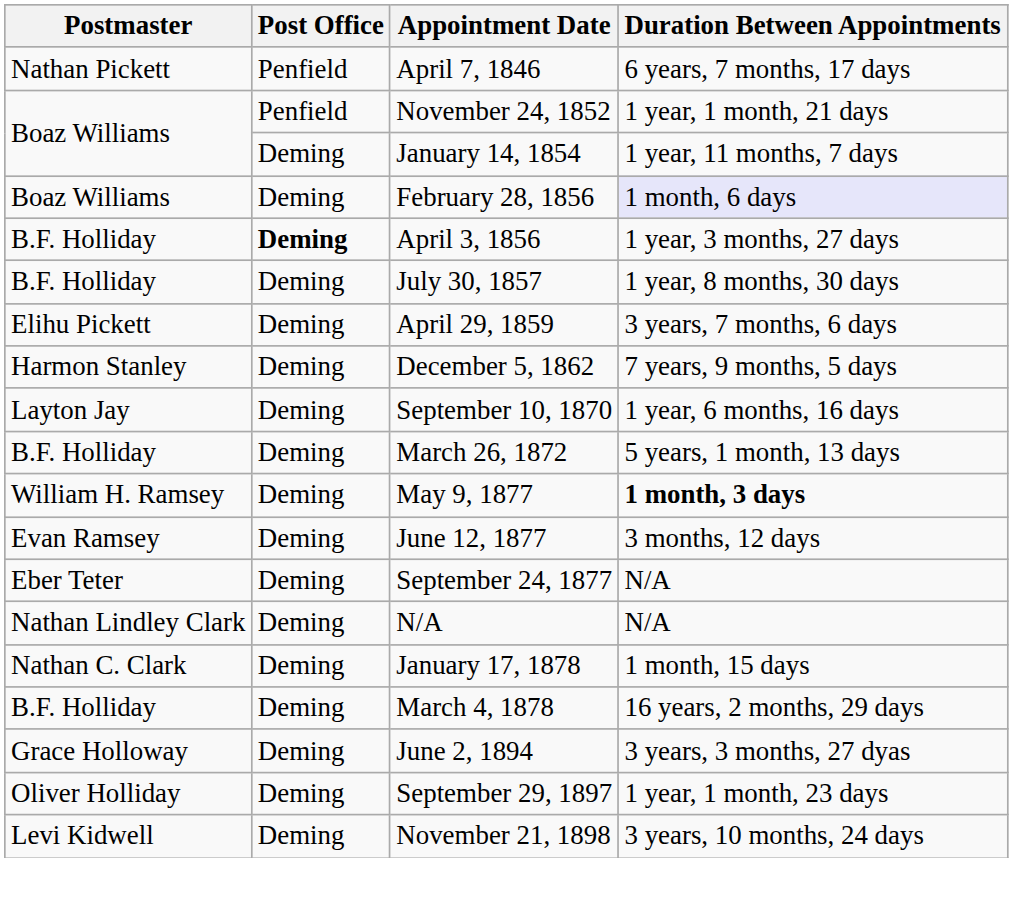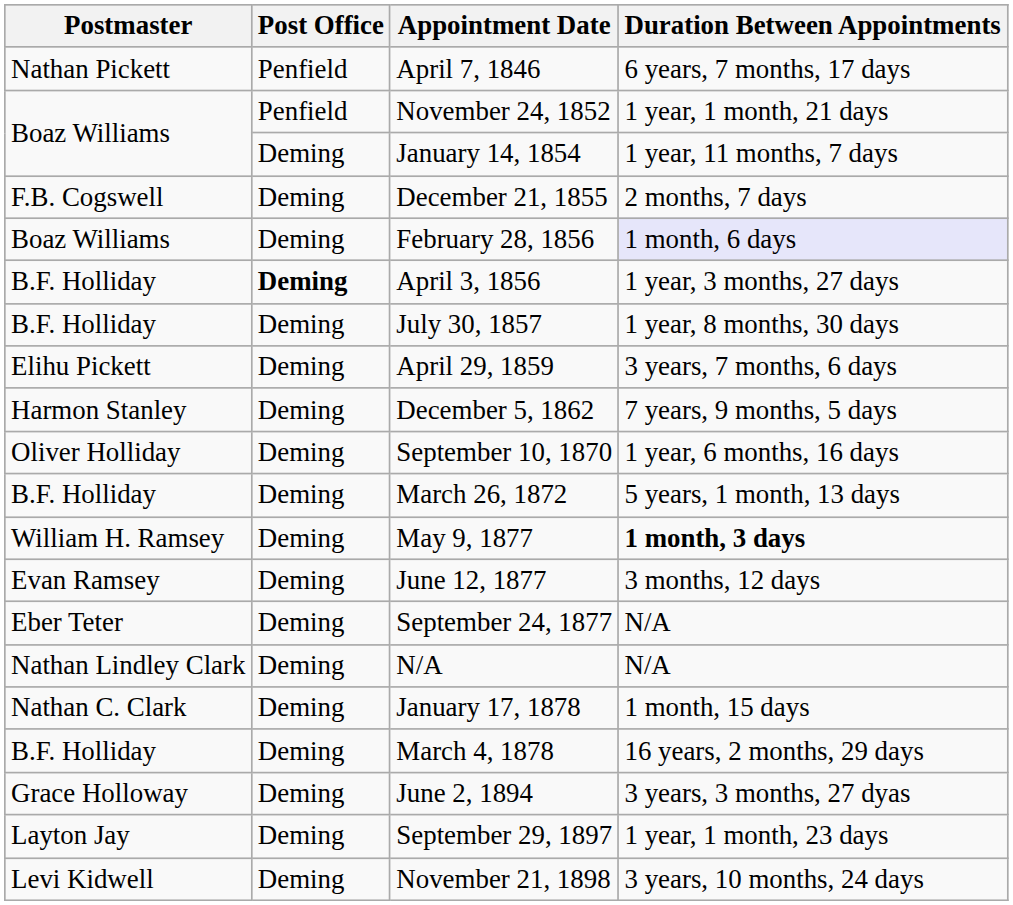+ row: (502, 196)
(70, 409) Layton Jay -> (96, 452) Oliver Holliday
(96, 793) Oliver Holliday -> (70, 835) Layton Jay
